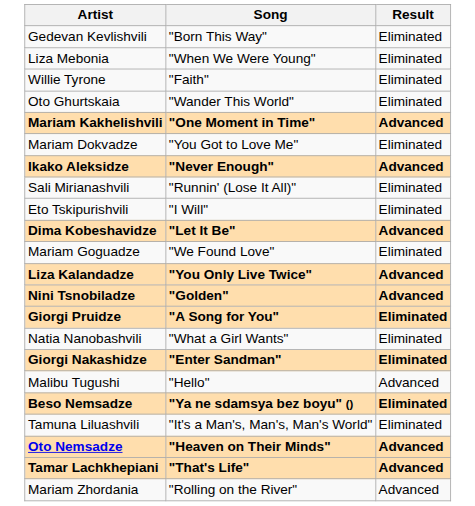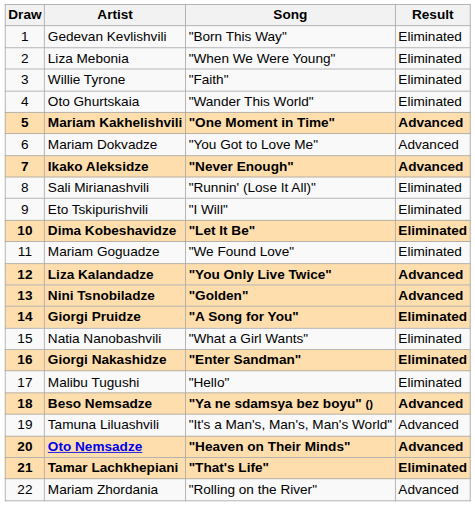+ column: (25, 15)
(410, 144) Eliminated -> (429, 144) Advanced
(411, 230) Advanced -> (433, 230) Eliminated
(409, 381) Advanced -> (430, 381) Eliminated
(413, 403) Eliminated -> (431, 403) Advanced
(410, 425) Eliminated -> (429, 425) Advanced
(411, 468) Advanced -> (433, 468) Eliminated
